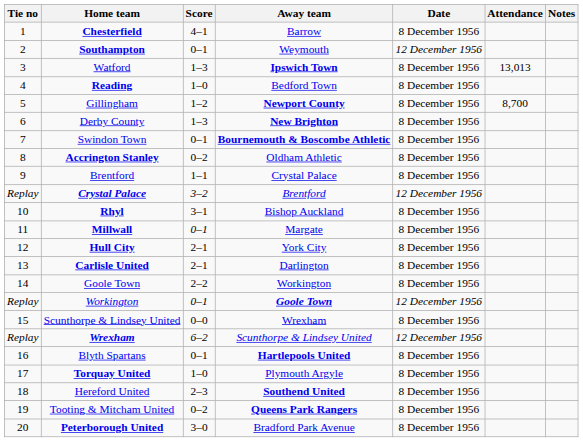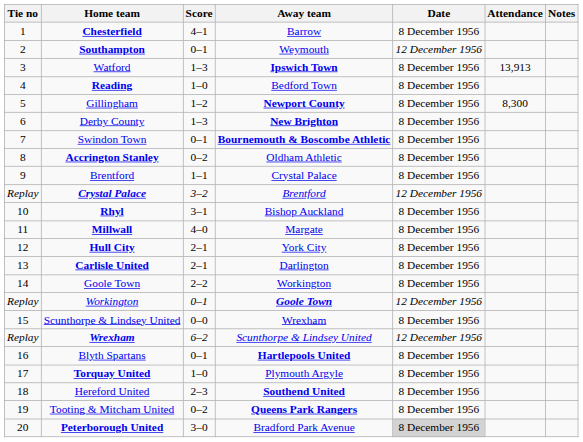(515, 67) 13,013 -> (515, 67) 13,913
(515, 103) 8,700 -> (515, 103) 8,300
(199, 229) 0–1 -> (199, 229) 4–0
(439, 427) no background -> (439, 427) lightgrey background
